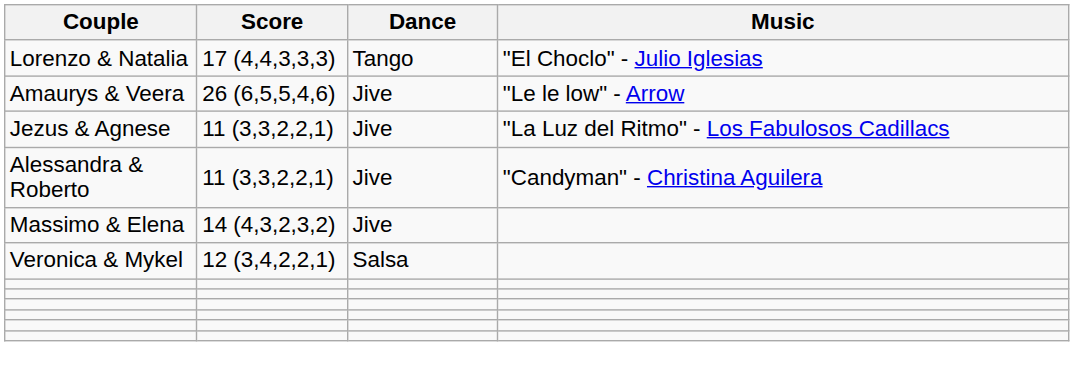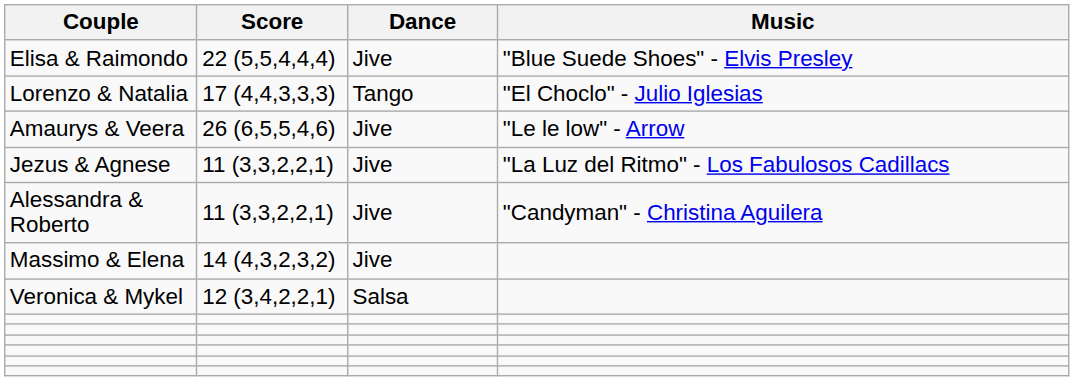+ row: (99, 57)
